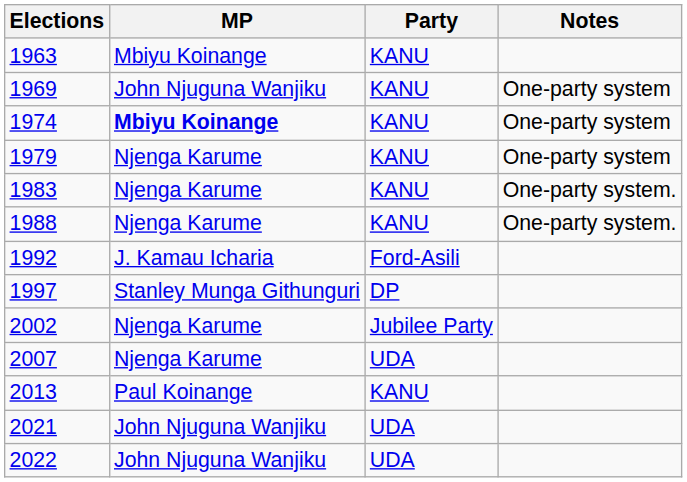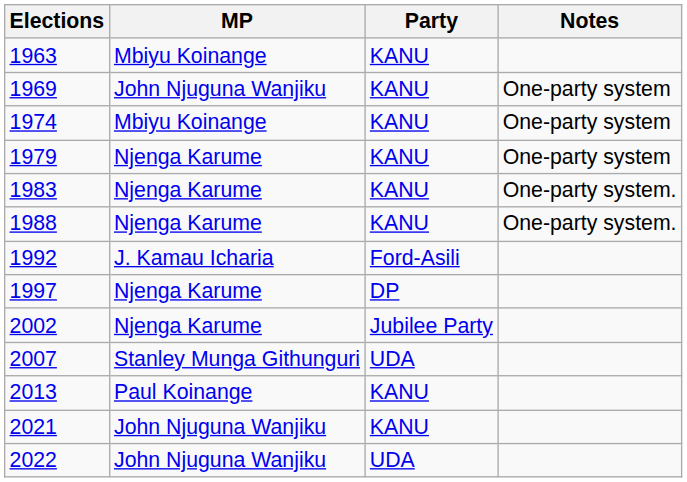(196, 122) bold -> (190, 122) normal
(237, 291) Stanley Munga Githunguri -> (188, 291) Njenga Karume
(188, 358) Njenga Karume -> (237, 358) Stanley Munga Githunguri
(392, 426) UDA -> (399, 426) KANU
